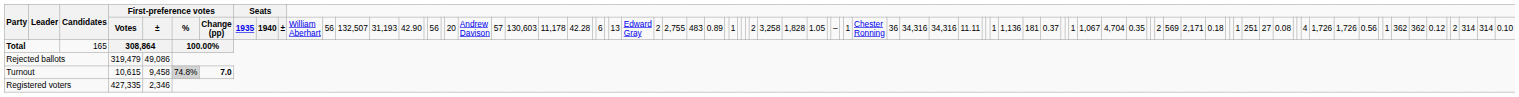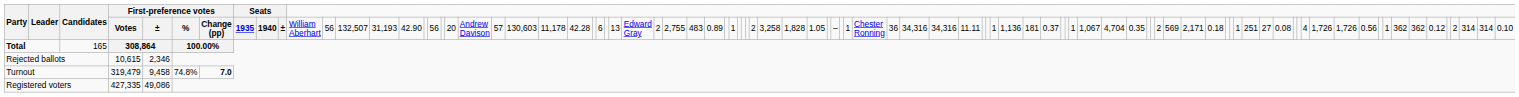(126, 59) 319,479 -> (128, 59) 10,615
(157, 59) 49,086 -> (160, 59) 2,346
(128, 72) 10,615 -> (126, 72) 319,479
(186, 72) lightgrey background -> (186, 72) no background
(160, 85) 2,346 -> (157, 85) 49,086
